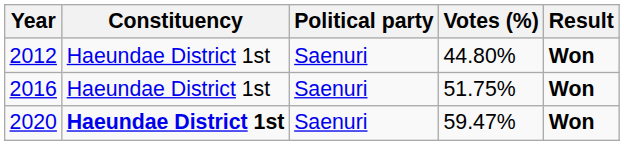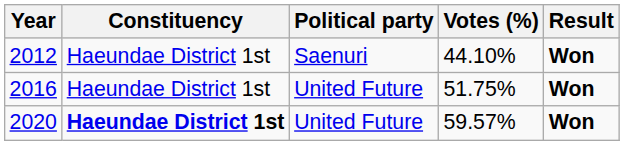(480, 55) 44.80% -> (480, 55) 44.10%
(331, 88) Saenuri -> (359, 88) United Future
(331, 122) Saenuri -> (359, 122) United Future
(480, 122) 59.47% -> (480, 122) 59.57%
